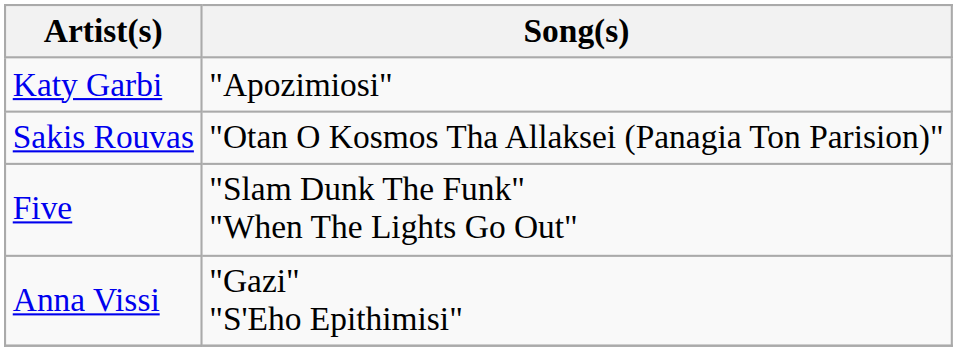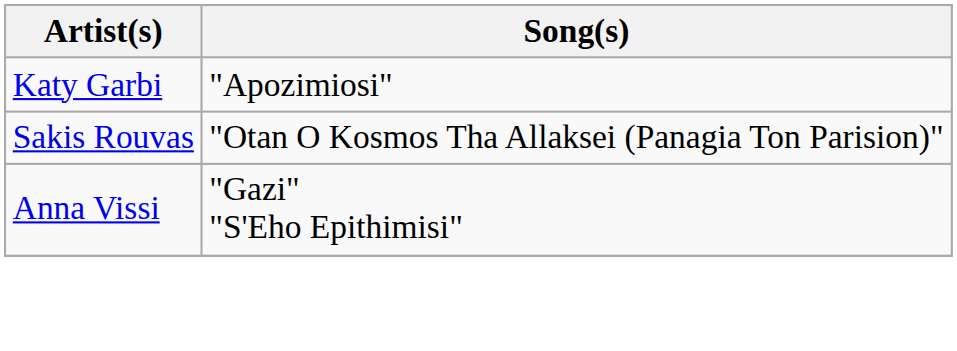- row: (42, 208)
